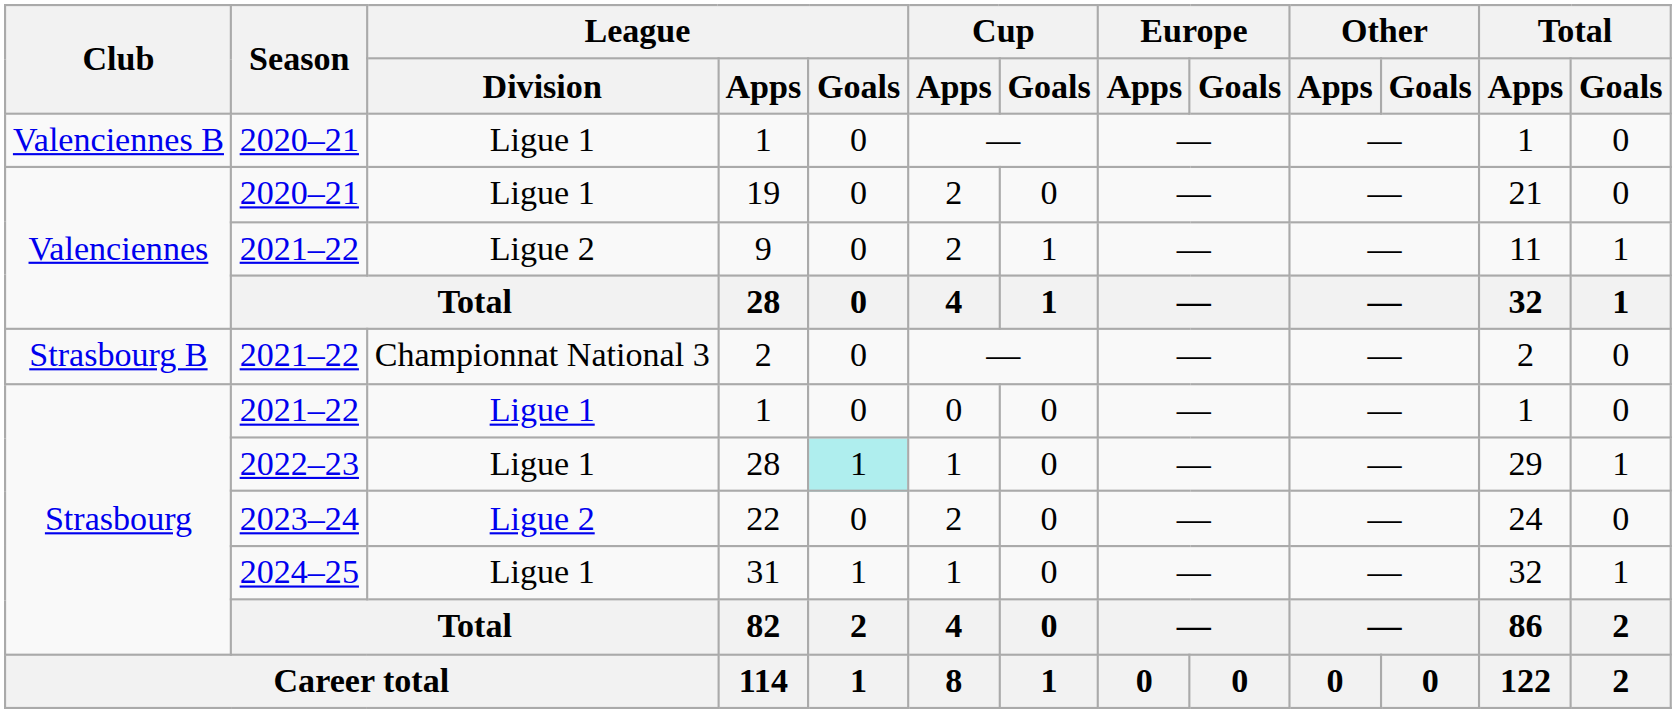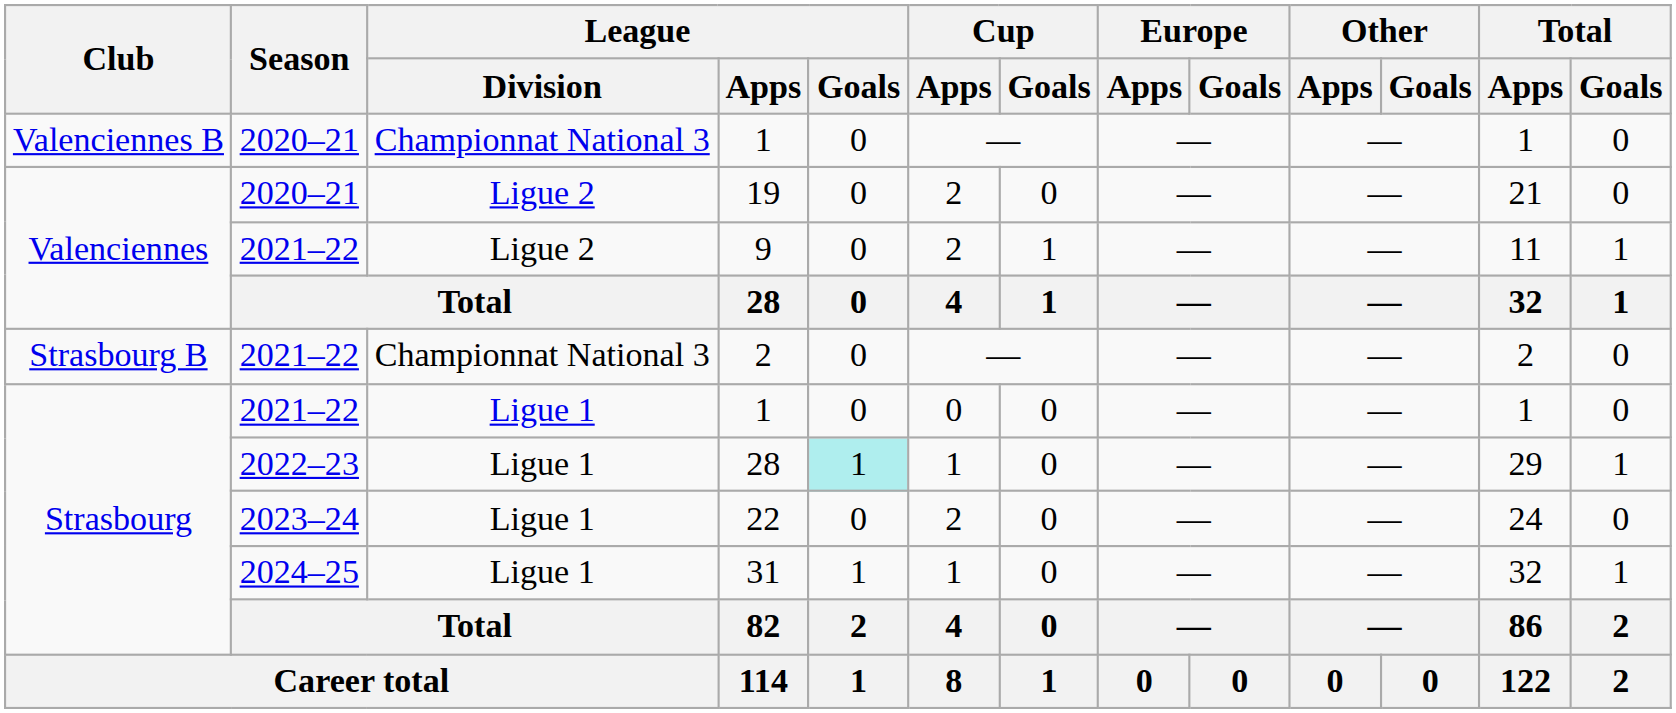(542, 139) Ligue 1 -> (542, 139) Championnat National 3
(542, 193) Ligue 1 -> (542, 193) Ligue 2
(542, 517) Ligue 2 -> (542, 517) Ligue 1
